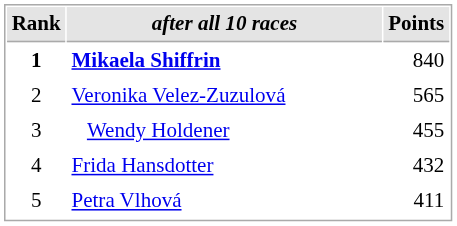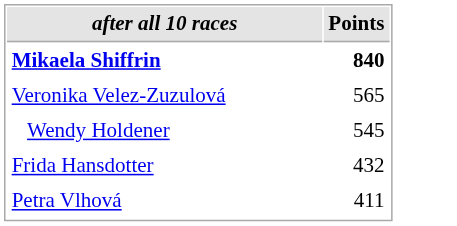- column: (36, 23)
(429, 60) normal -> (369, 60) bold
(429, 130) 455 -> (369, 130) 545
